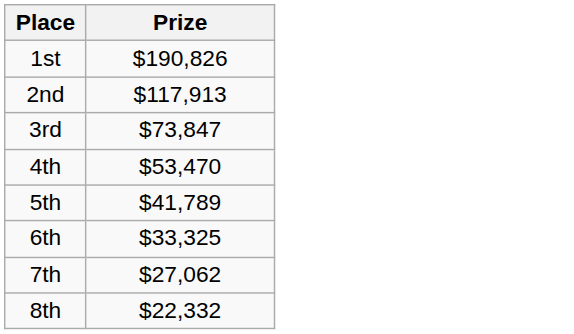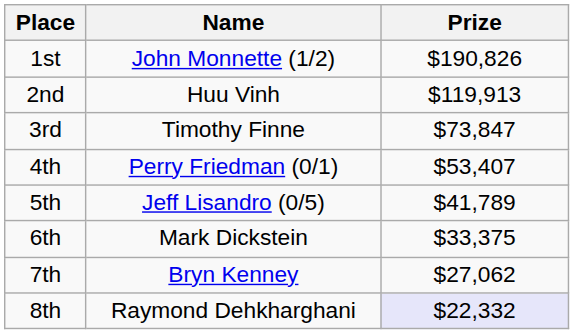+ column: (233, 22)
(180, 94) $117,913 -> (475, 94) $119,913
(180, 166) $53,470 -> (475, 166) $53,407
(180, 238) $33,325 -> (475, 238) $33,375
(180, 310) no background -> (475, 310) lavender background
